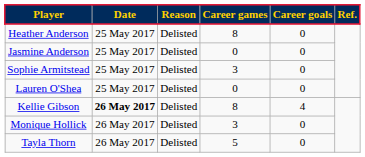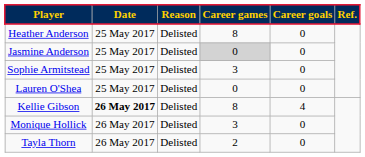(235, 52) no background -> (235, 52) lightgrey background
(235, 143) 5 -> (235, 143) 2
